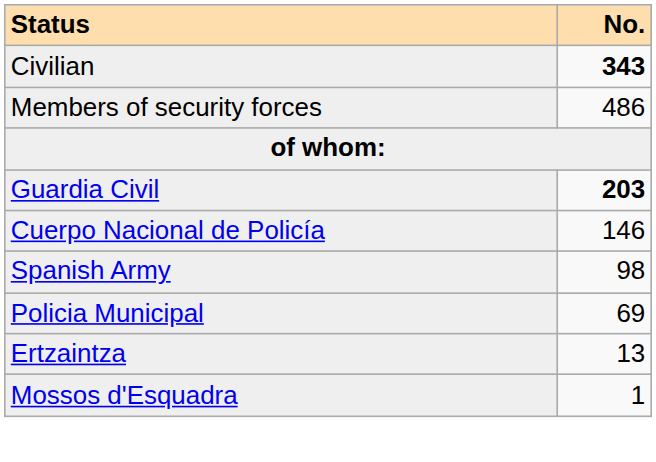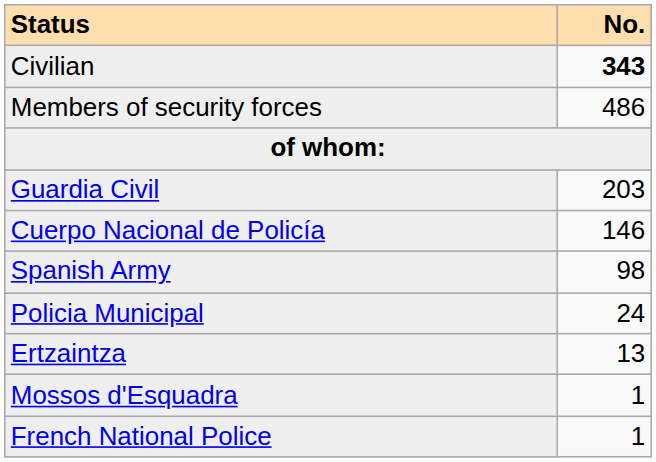(624, 189) bold -> (624, 189) normal
(631, 312) 69 -> (631, 312) 24
+ row: (141, 436)
